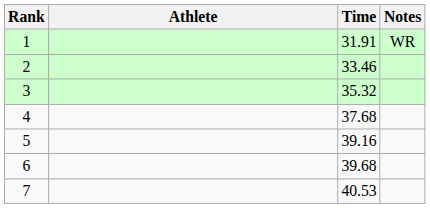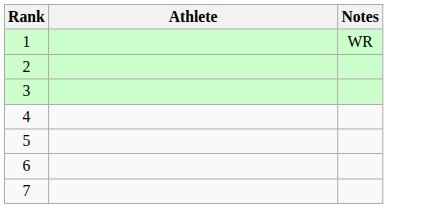- column: (359, 16)
